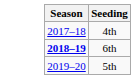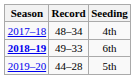+ column: (69, 13)
